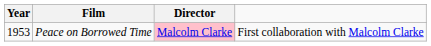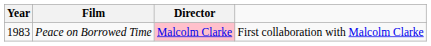(19, 31) 1953 -> (19, 31) 1983
